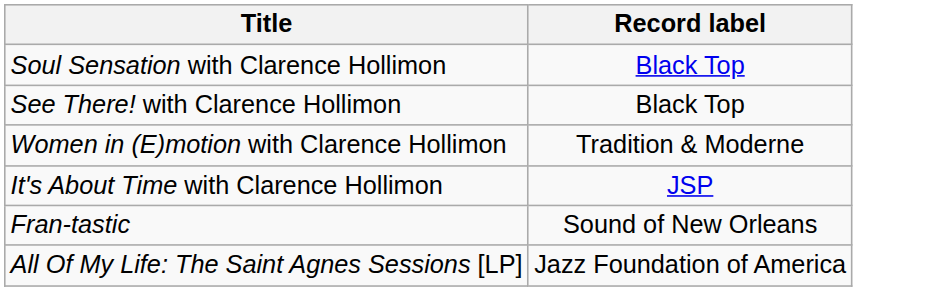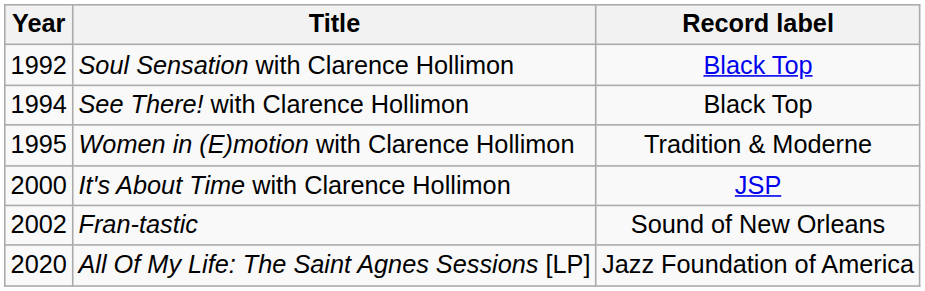+ column: (39, 24)
